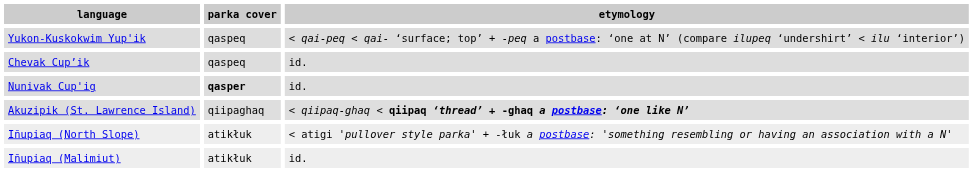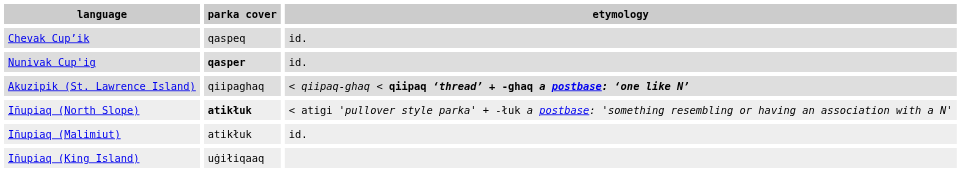- row: (77, 38)
(230, 134) normal -> (230, 110) bold
+ row: (74, 158)
